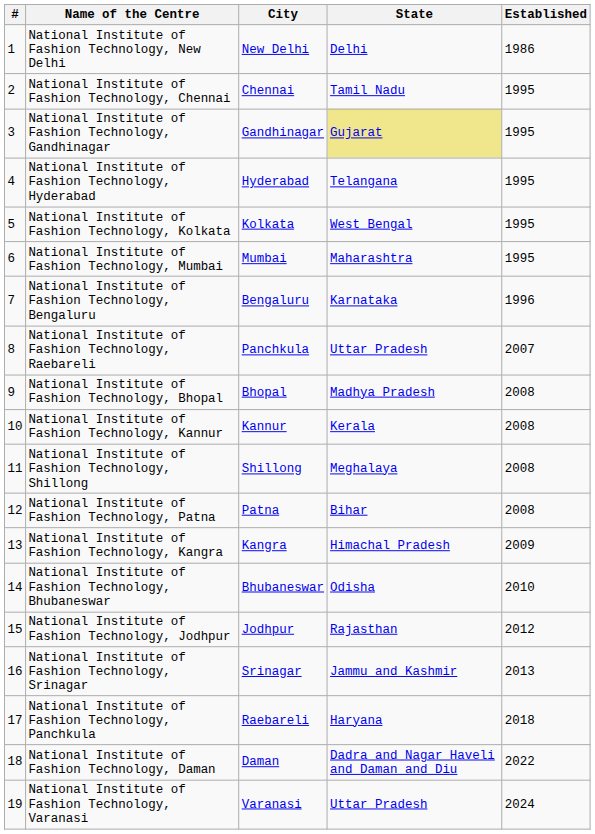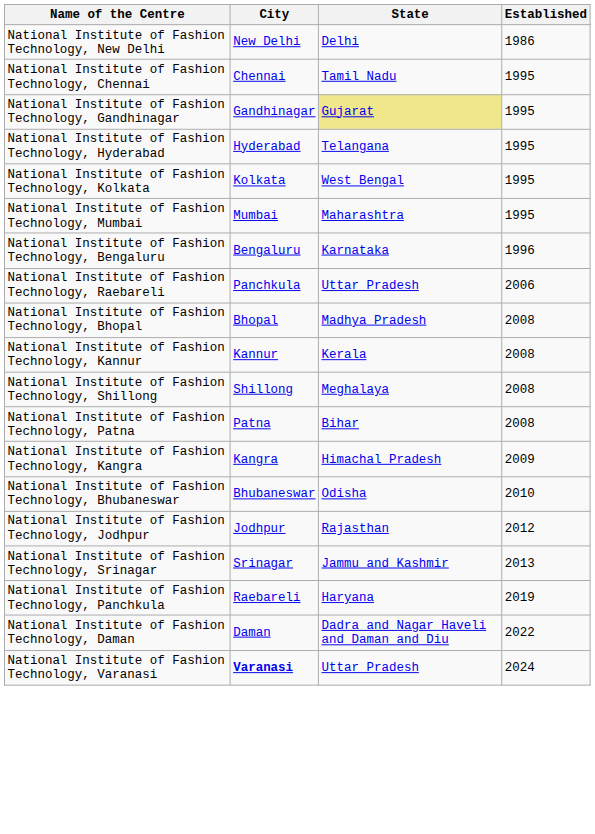- column: (15, 15)
(520, 350) 2007 -> (520, 285) 2006
(520, 720) 2018 -> (520, 598) 2019
(272, 804) normal -> (263, 668) bold
